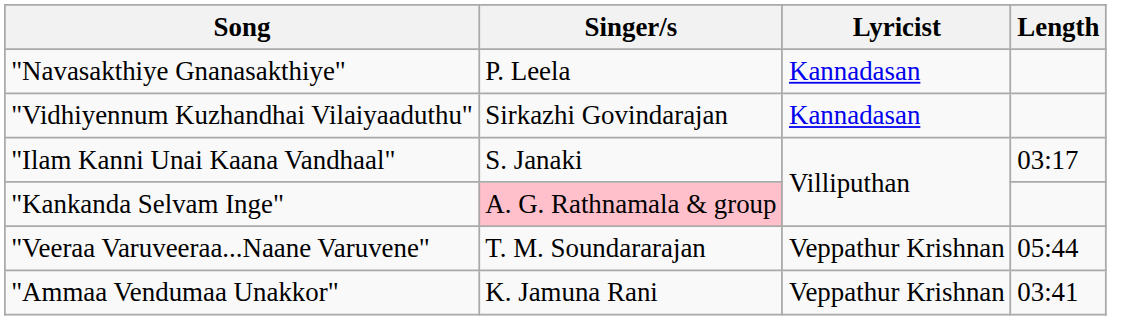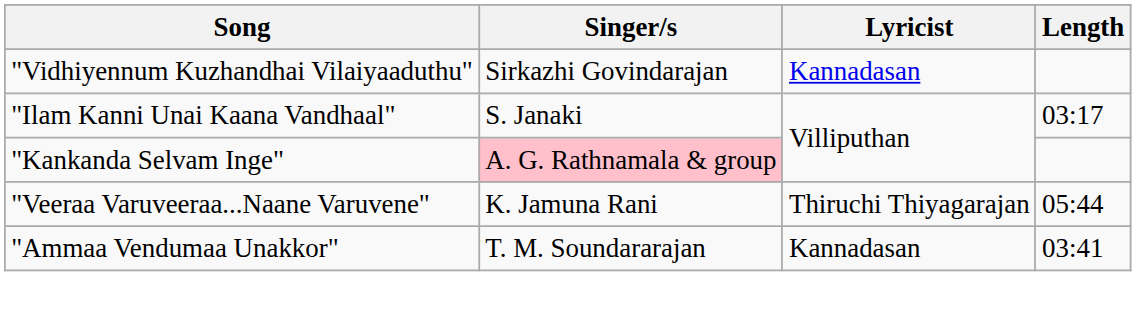- row: (178, 71)
(596, 248) T. M. Soundararajan -> (572, 204) K. Jamuna Rani
(897, 248) Veppathur Krishnan -> (909, 204) Thiruchi Thiyagarajan
(572, 293) K. Jamuna Rani -> (596, 248) T. M. Soundararajan
(897, 293) Veppathur Krishnan -> (855, 248) Kannadasan
